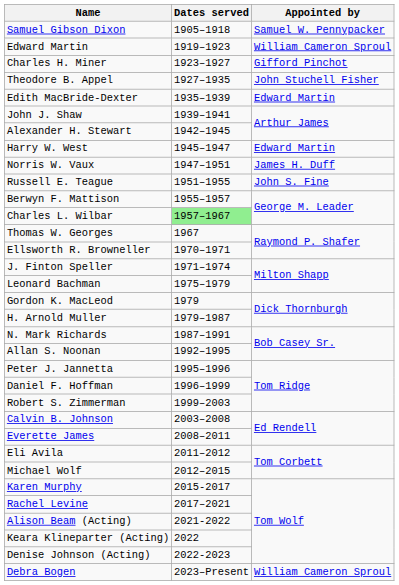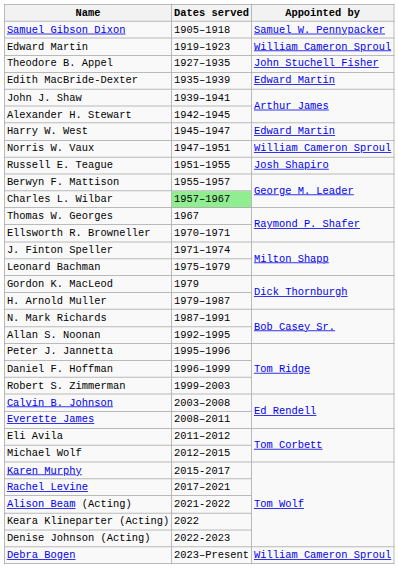- row: (57, 64)
(295, 165) James H. Duff -> (323, 148) William Cameron Sproul
(291, 182) John S. Fine -> (291, 165) Josh Shapiro
